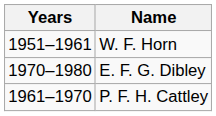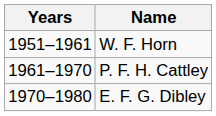rows swapped: (154, 96) <-> (152, 70)
